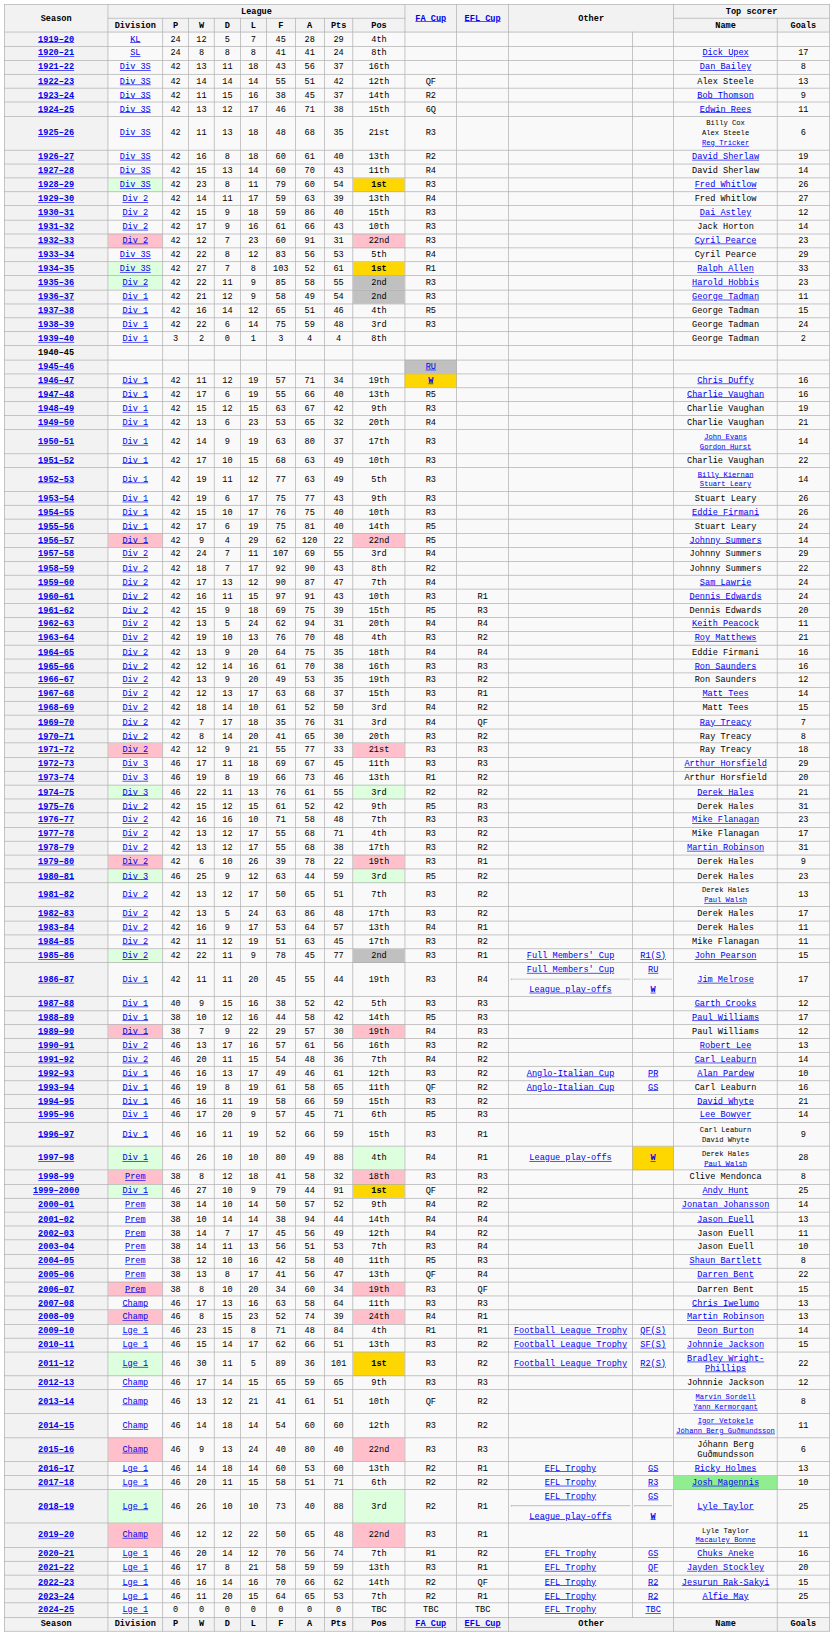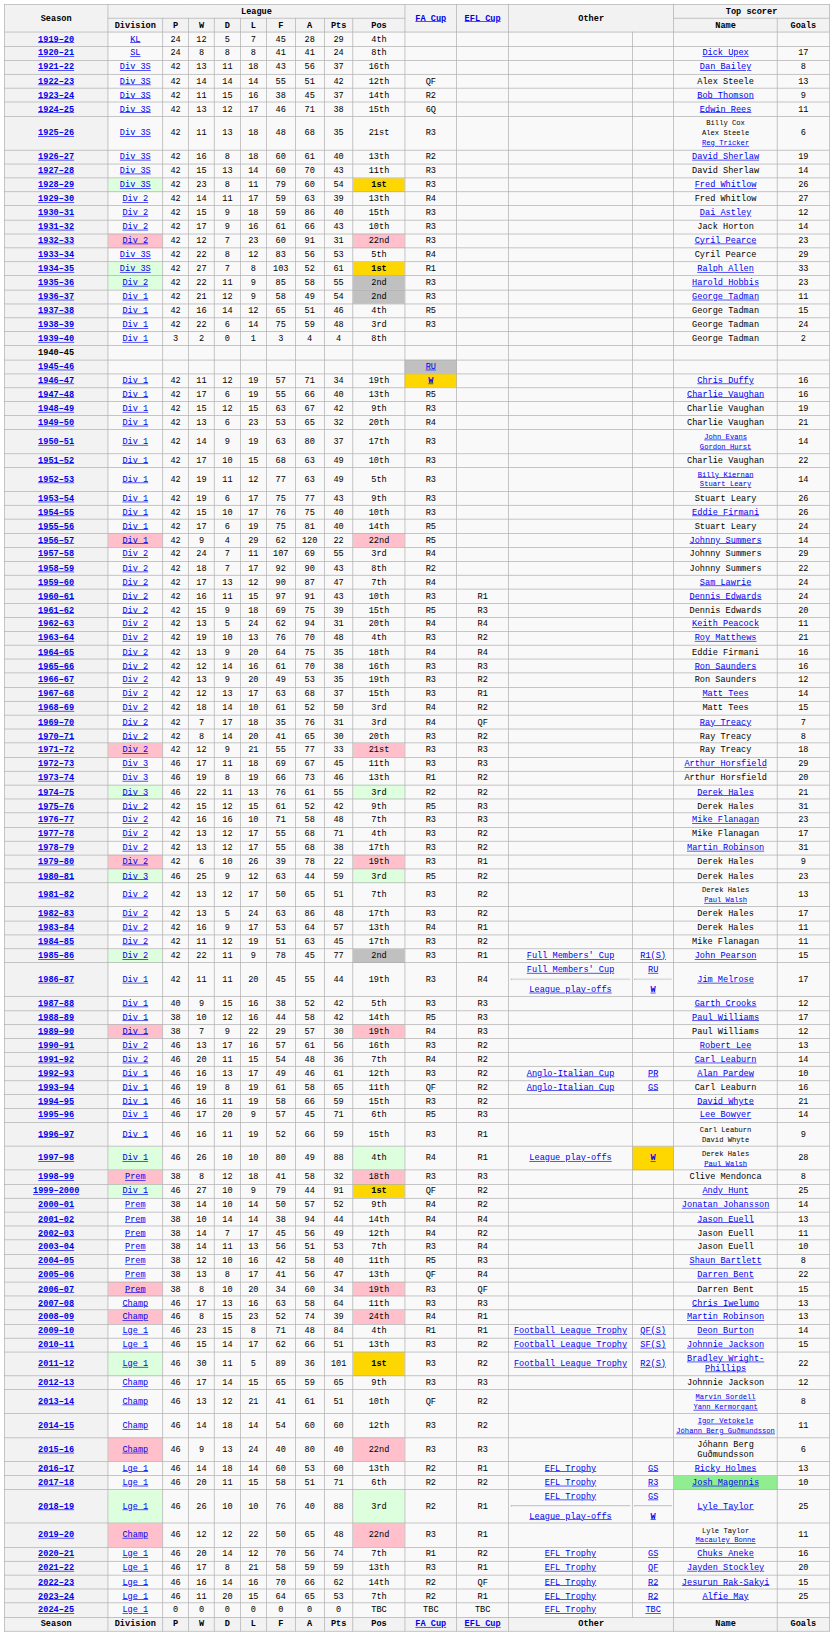(431, 171) R4 -> (431, 171) R3
(281, 1506) 73 -> (281, 1506) 76
